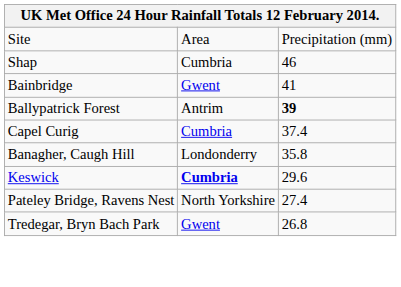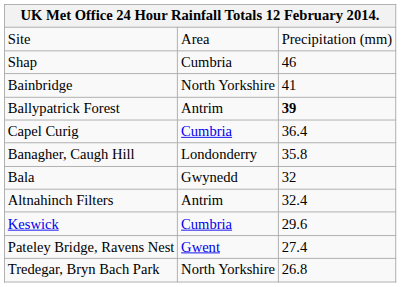(201, 85) Gwent -> (228, 85) North Yorkshire
(294, 131) 37.4 -> (294, 131) 36.4
+ row: (21, 177)
+ row: (61, 200)
(209, 177) bold -> (207, 223) normal
(228, 200) North Yorkshire -> (201, 246) Gwent
(201, 223) Gwent -> (228, 270) North Yorkshire
